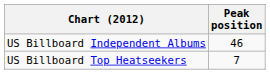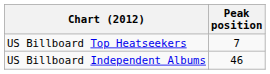rows swapped: (106, 43) <-> (97, 60)
